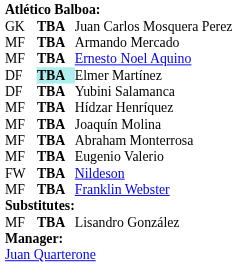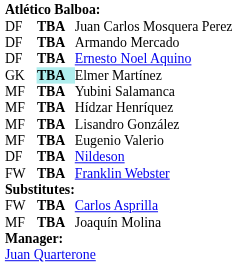(15, 26) GK -> (14, 26) DF
(15, 42) MF -> (14, 42) DF
(15, 59) MF -> (14, 59) DF
(14, 75) DF -> (15, 75) GK
(14, 91) DF -> (15, 91) MF
rows swapped: (118, 124) <-> (127, 222)
- row: (134, 140)
(15, 173) FW -> (14, 157) DF
(15, 189) MF -> (15, 173) FW
+ row: (116, 206)
